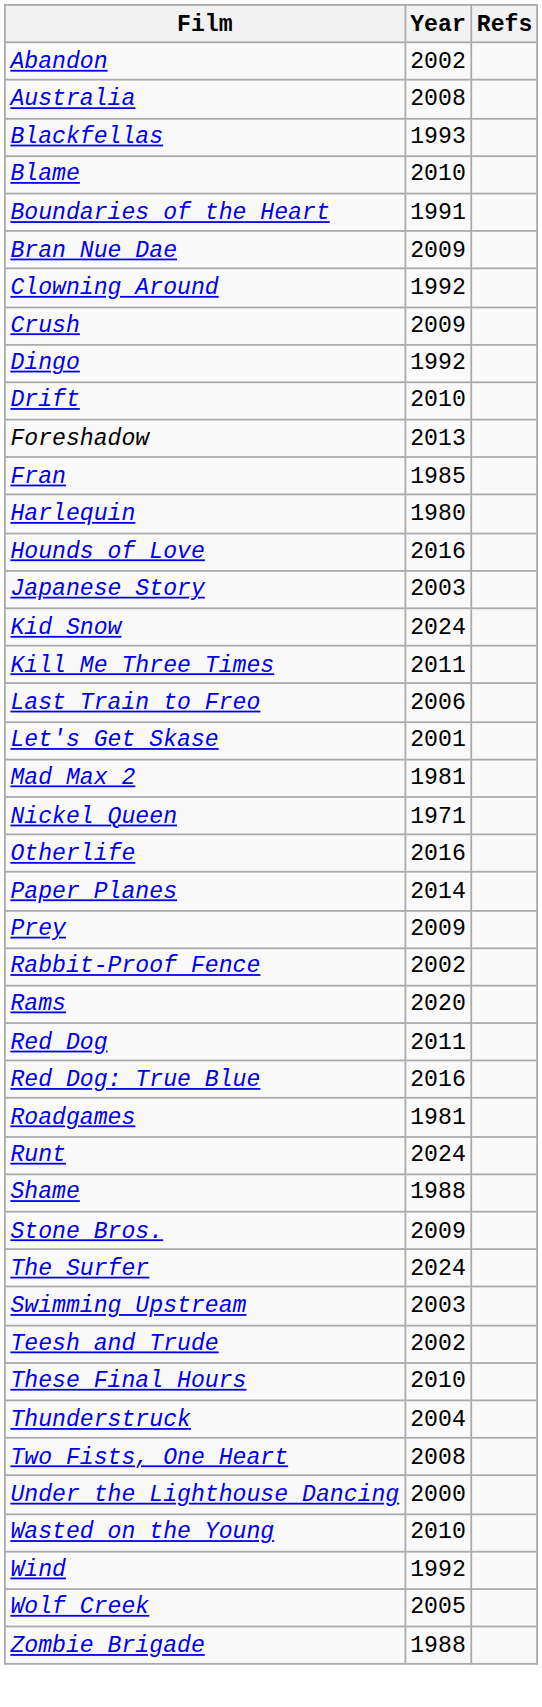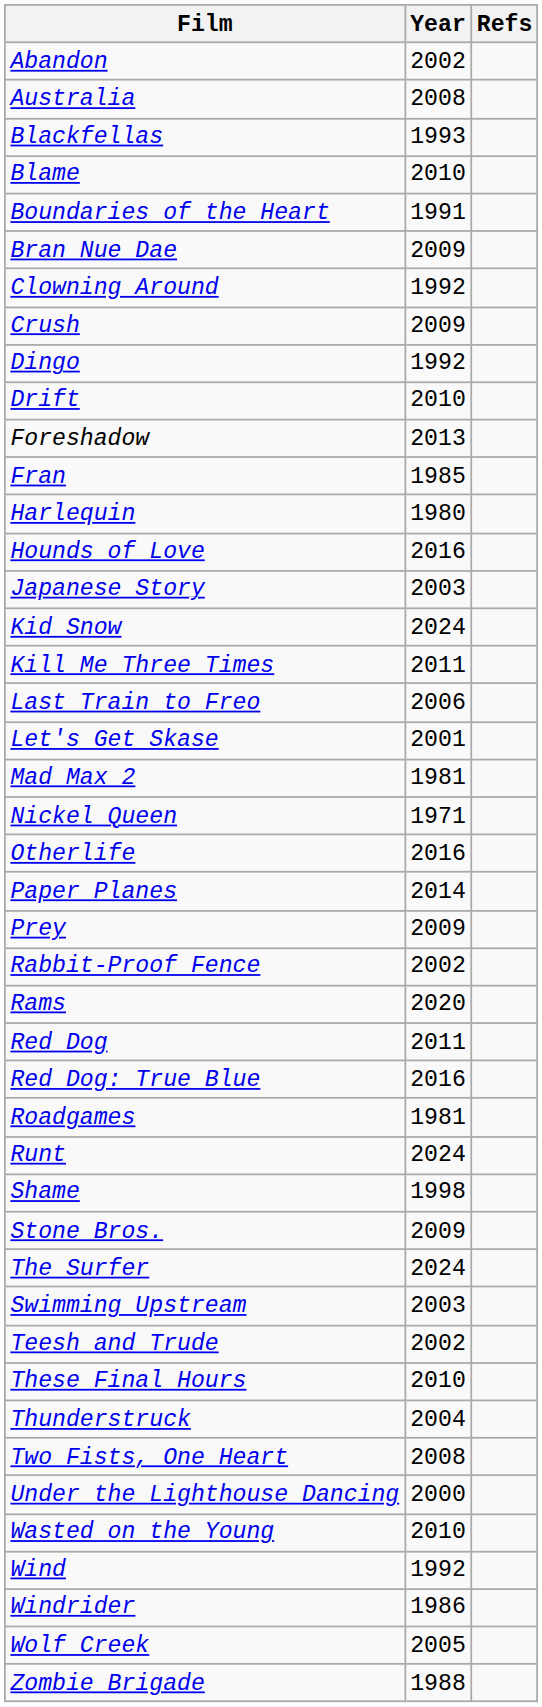(438, 1193) 1988 -> (438, 1193) 1998
+ row: (73, 1608)
